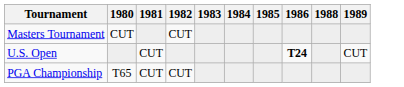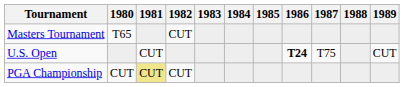+ column: (326, 14)
(122, 34) CUT -> (122, 34) T65
(122, 73) T65 -> (122, 73) CUT
(151, 73) no background -> (151, 73) khaki background
